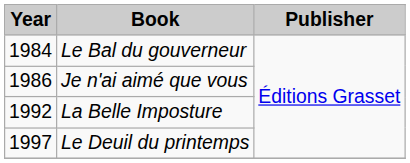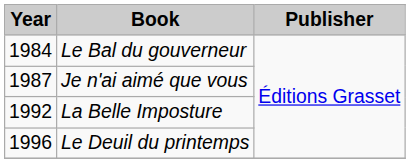(31, 81) 1986 -> (31, 81) 1987
(31, 142) 1997 -> (31, 142) 1996
